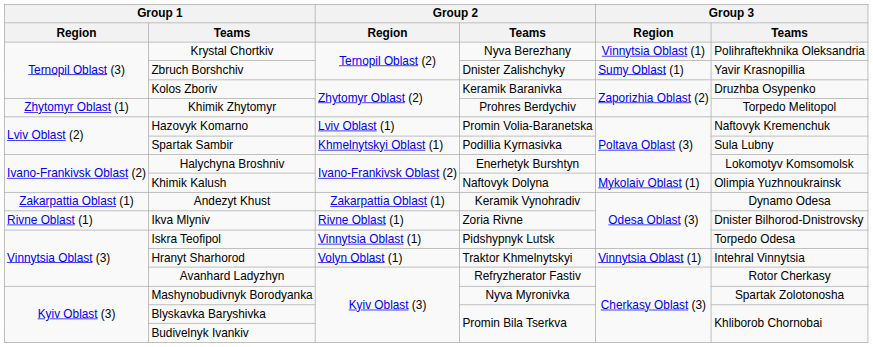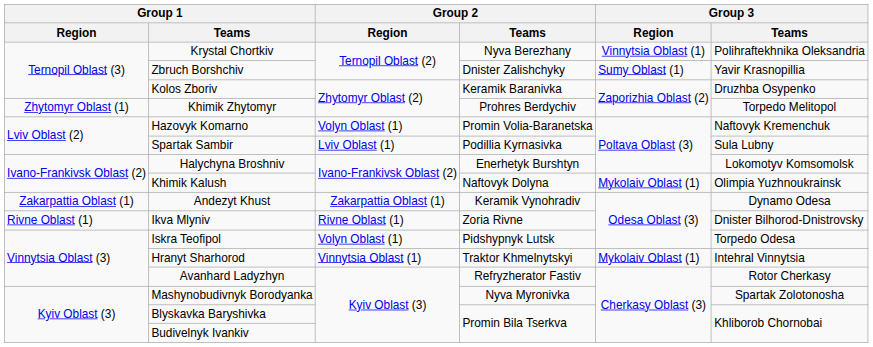(356, 126) Lviv Oblast (1) -> (360, 126) Volyn Oblast (1)
(381, 145) Khmelnytskyi Oblast (1) -> (356, 145) Lviv Oblast (1)
(370, 239) Vinnytsia Oblast (1) -> (360, 239) Volyn Oblast (1)
(360, 257) Volyn Oblast (1) -> (370, 257) Vinnytsia Oblast (1)
(650, 257) Vinnytsia Oblast (1) -> (649, 257) Mykolaiv Oblast (1)
